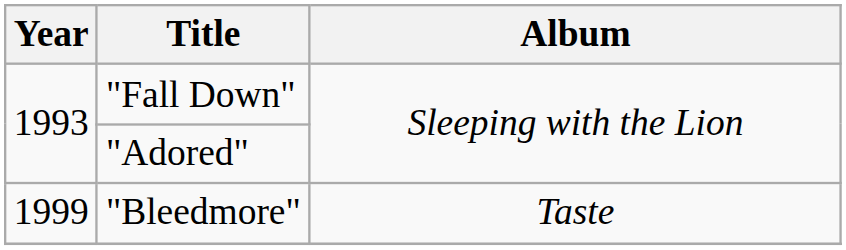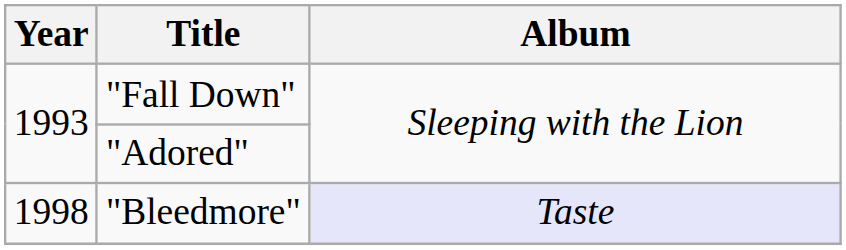(51, 212) 1999 -> (51, 212) 1998
(575, 212) no background -> (575, 212) lavender background
